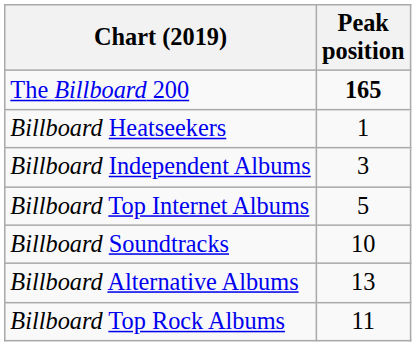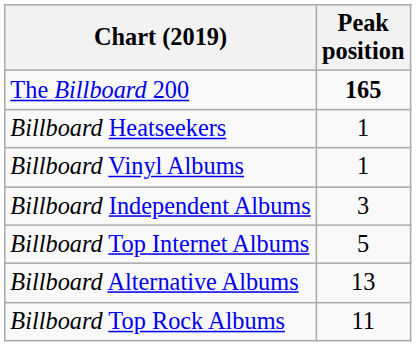+ row: (127, 166)
- row: (120, 243)
